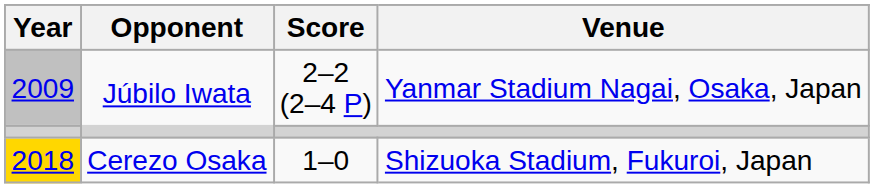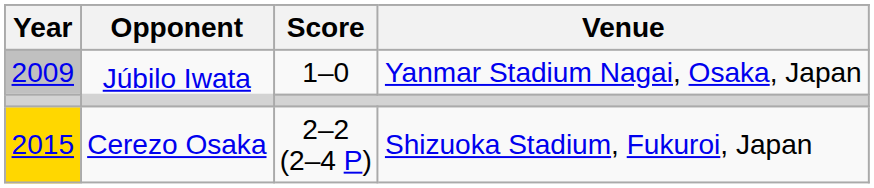(326, 88) 2–2 (2–4 P) -> (326, 72) 1–0
(43, 161) 2018 -> (43, 145) 2015
(326, 161) 1–0 -> (326, 145) 2–2 (2–4 P)
